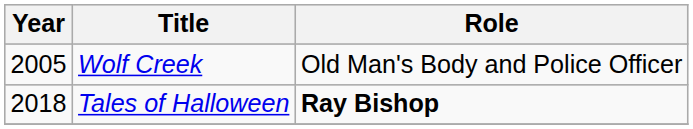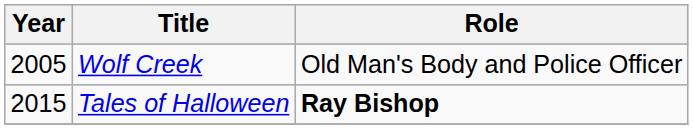(39, 104) 2018 -> (39, 104) 2015
